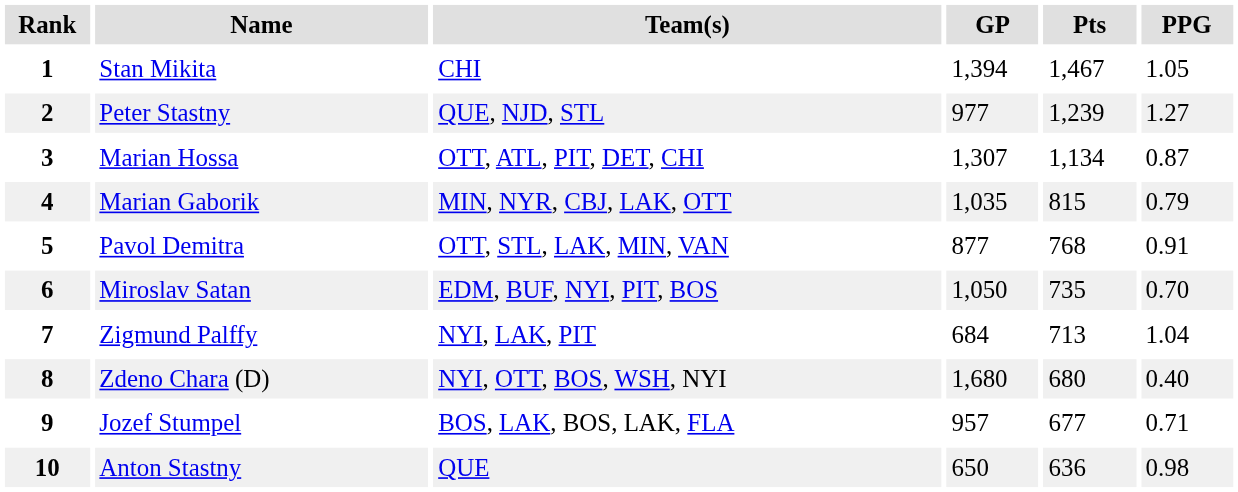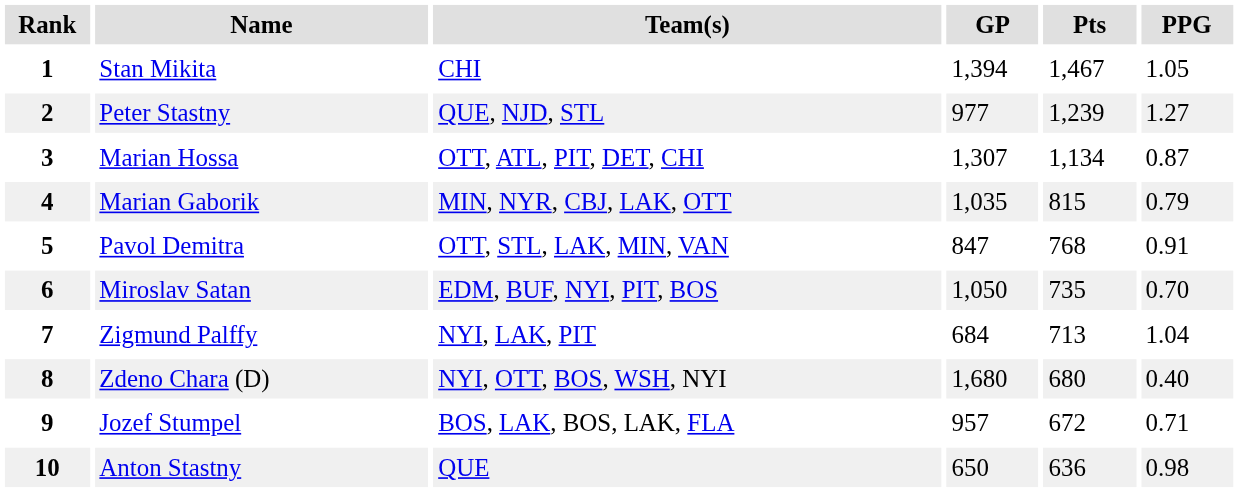(970, 245) 877 -> (970, 245) 847
(1067, 422) 677 -> (1067, 422) 672
